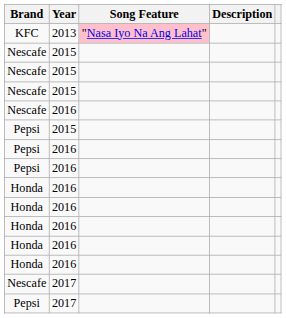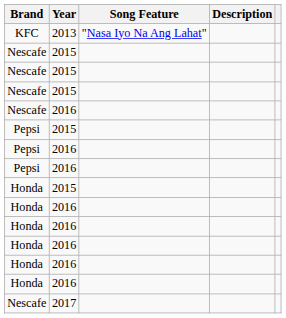(144, 33) pink background -> (144, 33) no background
+ row: (27, 187)
- row: (27, 303)
